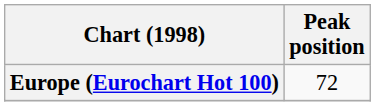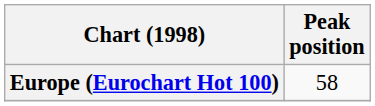(327, 82) 72 -> (327, 82) 58
